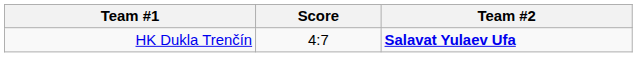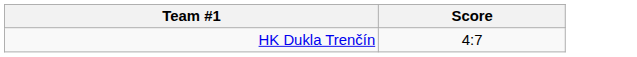- column: (507, 16)
